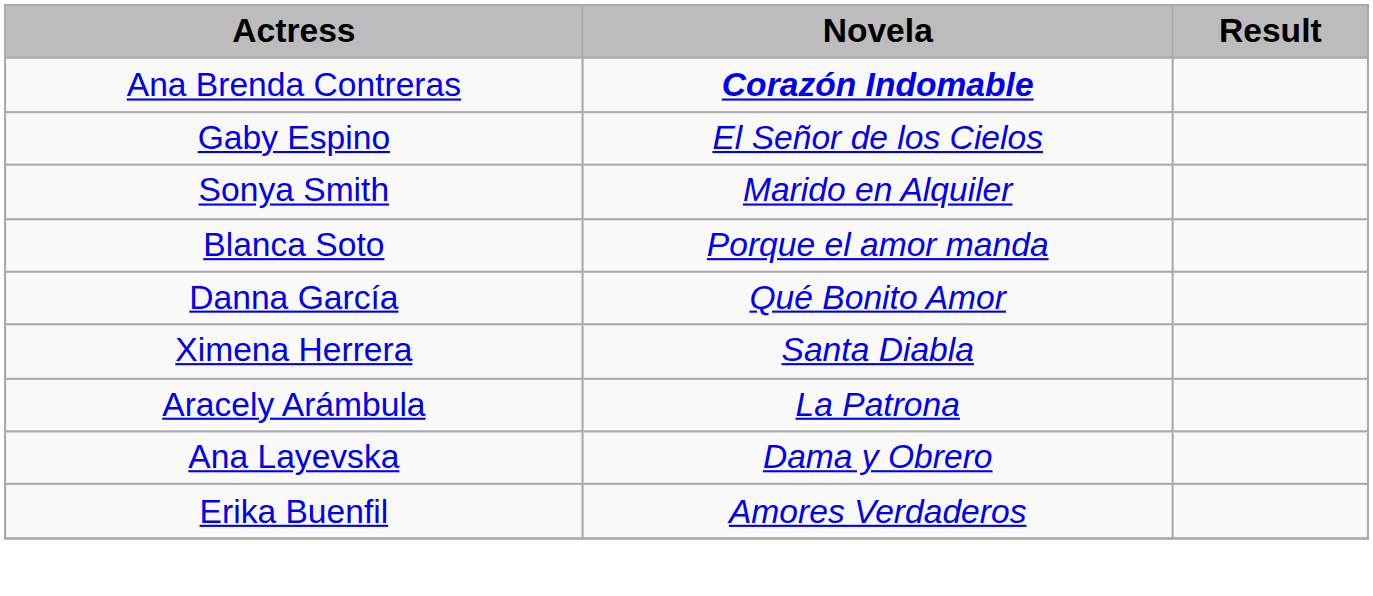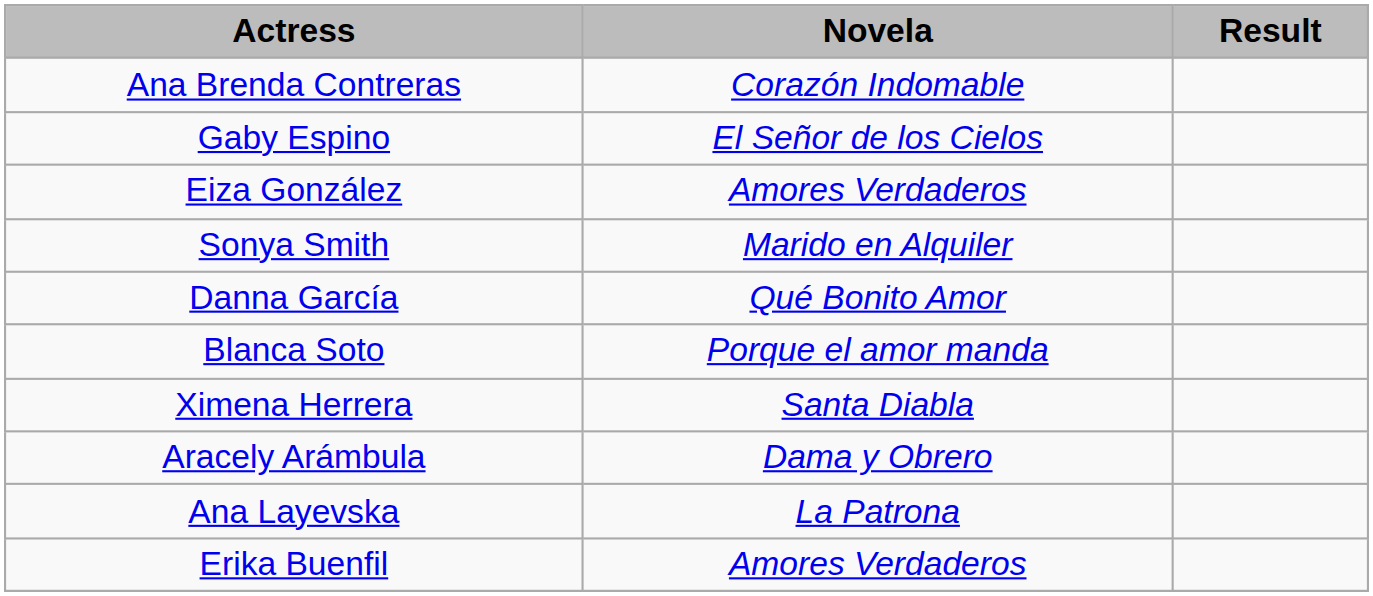(878, 84) bold -> (878, 84) normal
+ row: (294, 191)
rows swapped: (294, 244) <-> (294, 297)
(878, 404) La Patrona -> (878, 457) Dama y Obrero
(878, 457) Dama y Obrero -> (878, 510) La Patrona
